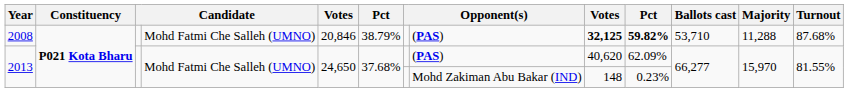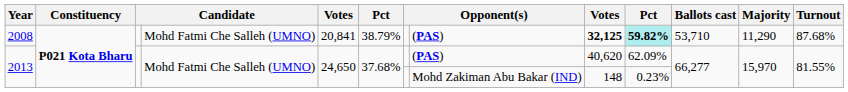(338, 35) 20,846 -> (338, 35) 20,841
(648, 35) no background -> (648, 35) paleturquoise background
(759, 35) 11,288 -> (759, 35) 11,290
